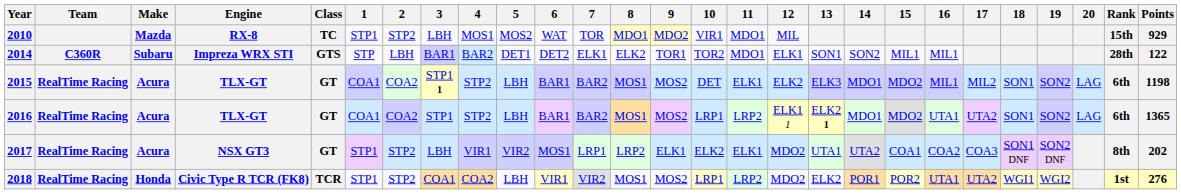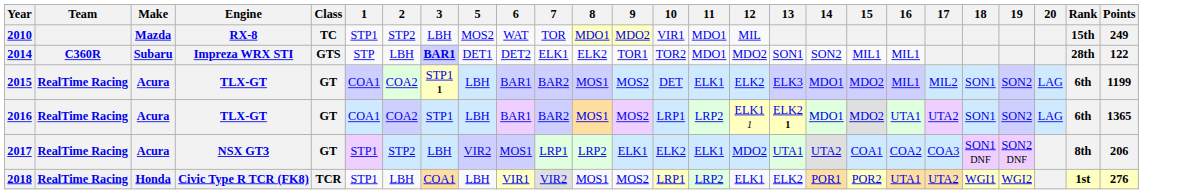- column: (477, 14)
(1158, 35) 929 -> (1119, 35) 249
(439, 55) normal -> (439, 55) bold
(788, 55) ELK1 -> (750, 55) MDO2
(1158, 82) 1198 -> (1119, 82) 1199
(1158, 152) 202 -> (1119, 152) 206
(402, 179) STP2 -> (402, 179) LBH
(788, 179) MDO2 -> (750, 179) ELK1
